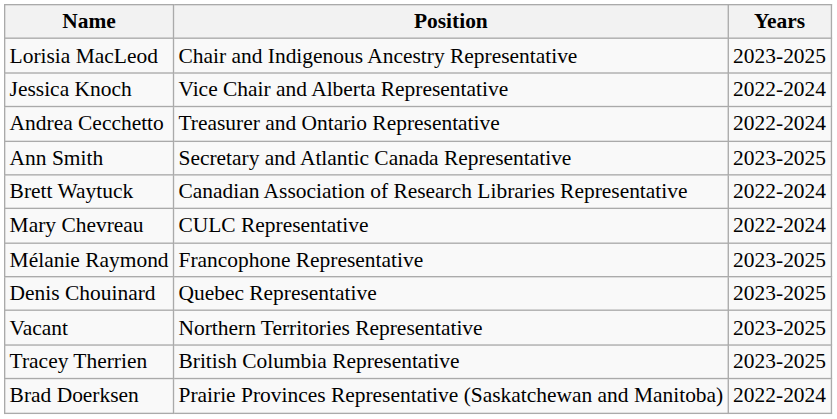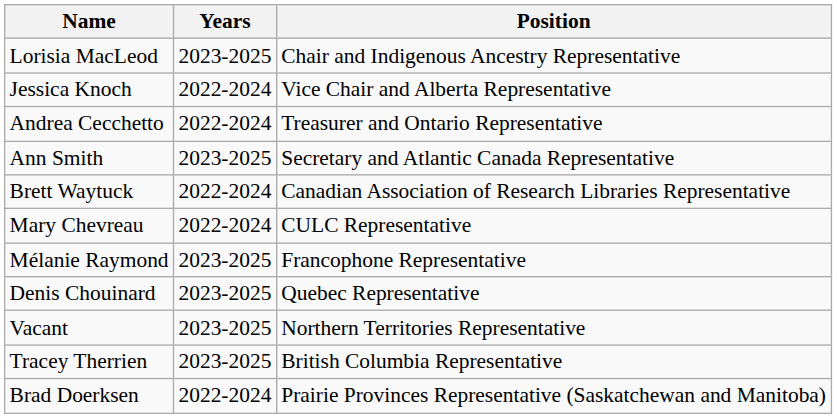columns swapped: (451, 21) <-> (780, 21)
